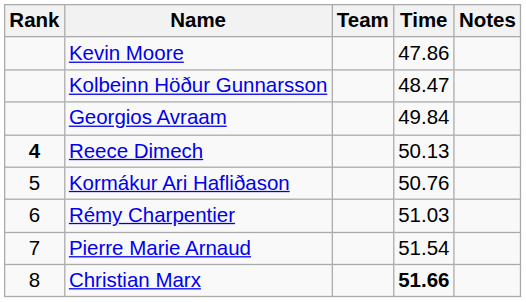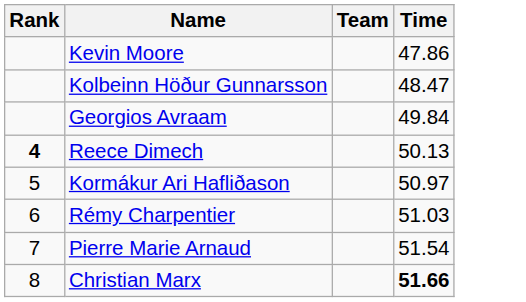- column: (487, 20)
(424, 183) 50.76 -> (424, 183) 50.97
